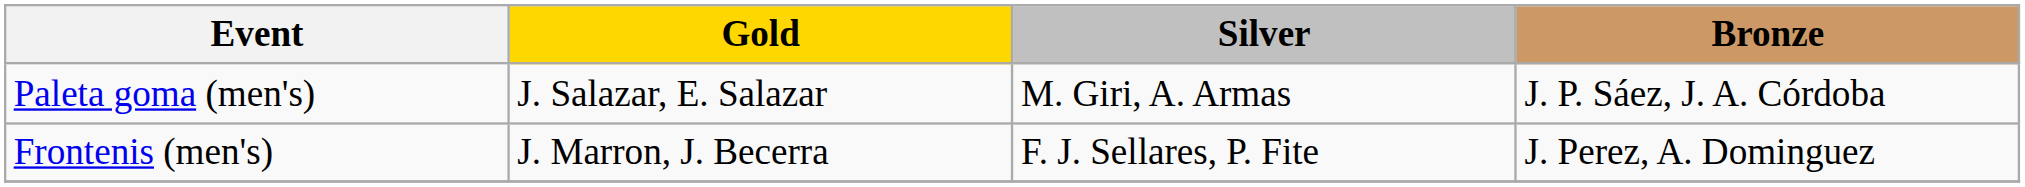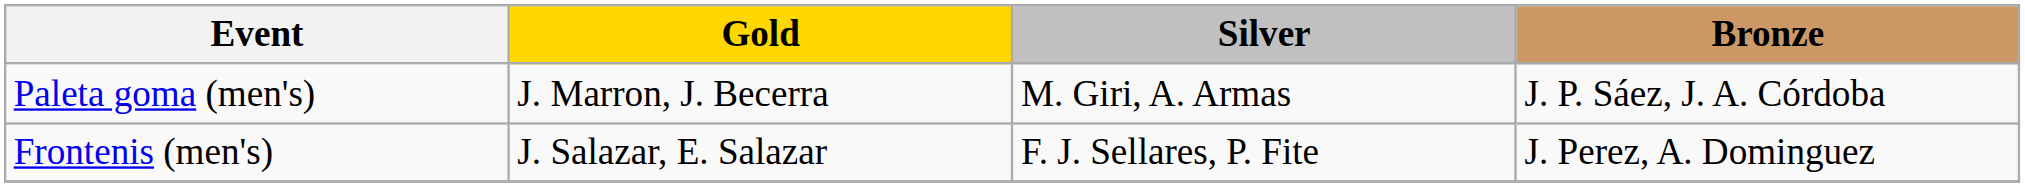(672, 92) J. Salazar, E. Salazar -> (673, 92) J. Marron, J. Becerra
(673, 151) J. Marron, J. Becerra -> (672, 151) J. Salazar, E. Salazar
